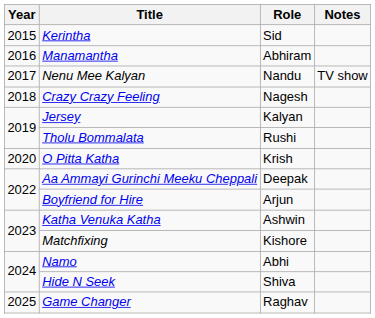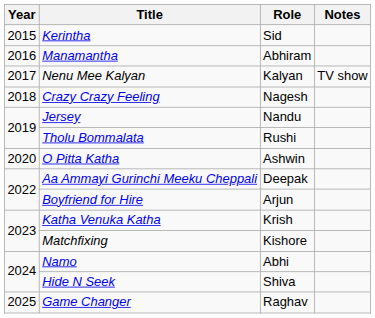(282, 76) Nandu -> (283, 76) Kalyan
(283, 117) Kalyan -> (282, 117) Nandu
(278, 158) Krish -> (284, 158) Ashwin
(284, 220) Ashwin -> (278, 220) Krish
